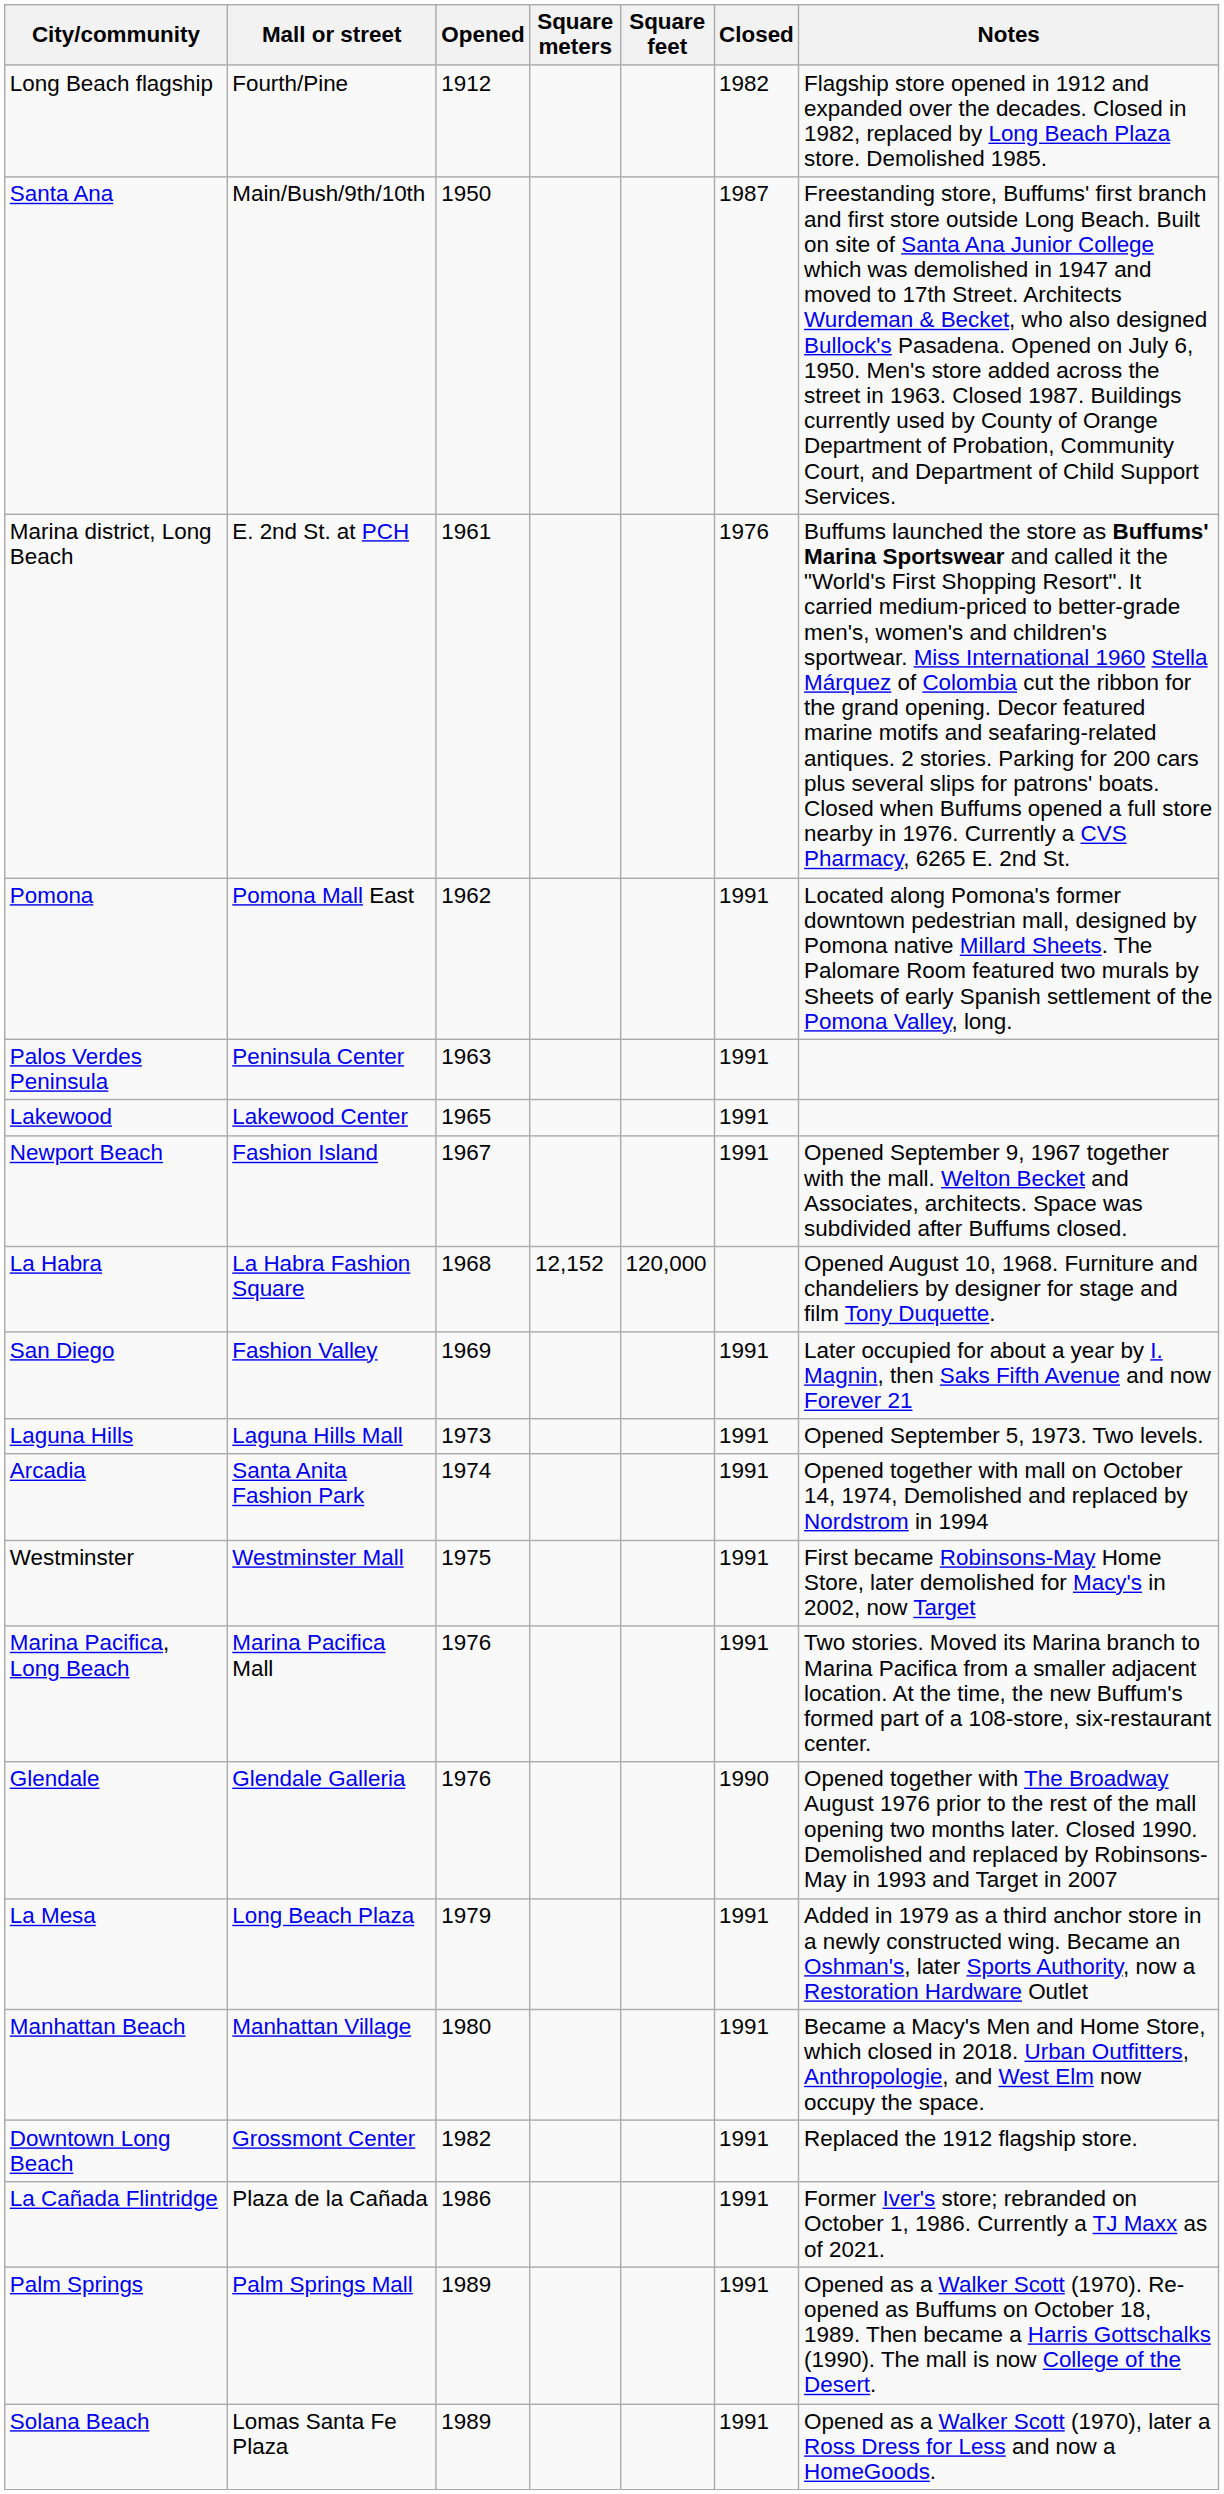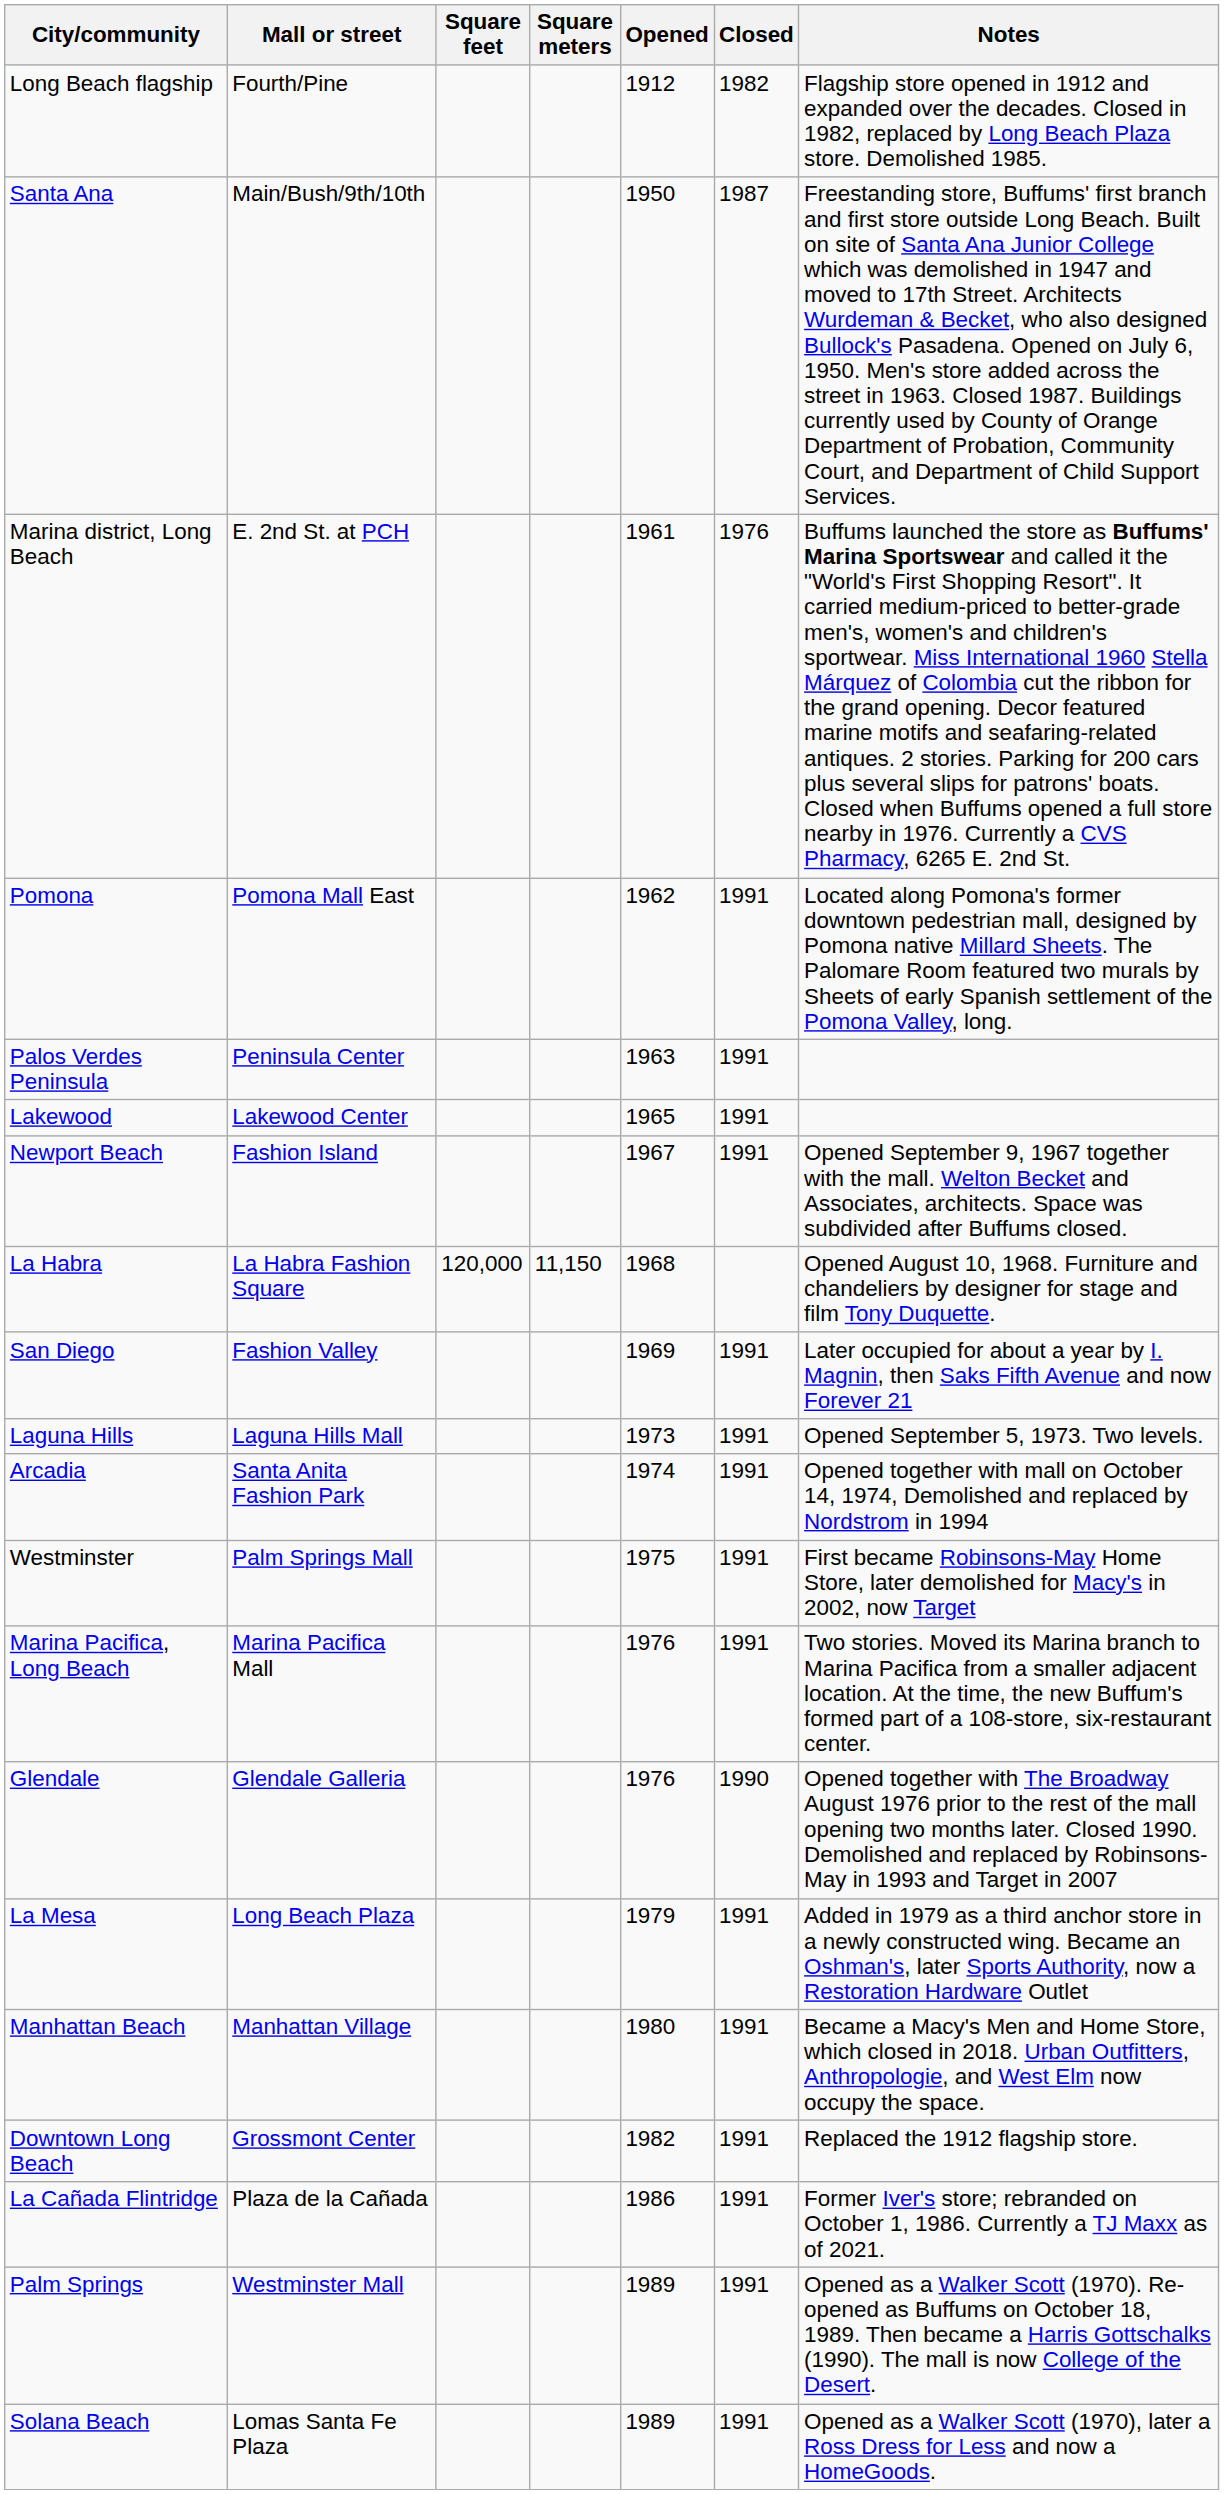columns swapped: (667, 34) <-> (483, 34)
(569, 1264) 12,152 -> (568, 1264) 11,150
(318, 1557) Westminster Mall -> (323, 1557) Palm Springs Mall
(323, 2284) Palm Springs Mall -> (318, 2284) Westminster Mall
